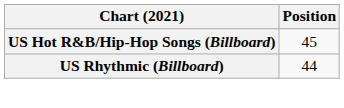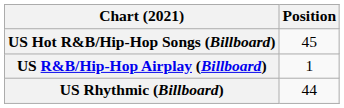+ row: (142, 66)
